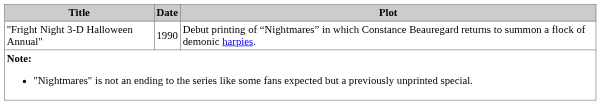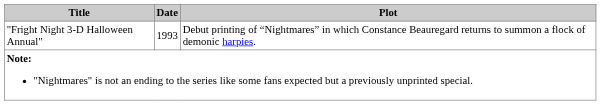(167, 35) 1990 -> (167, 35) 1993
